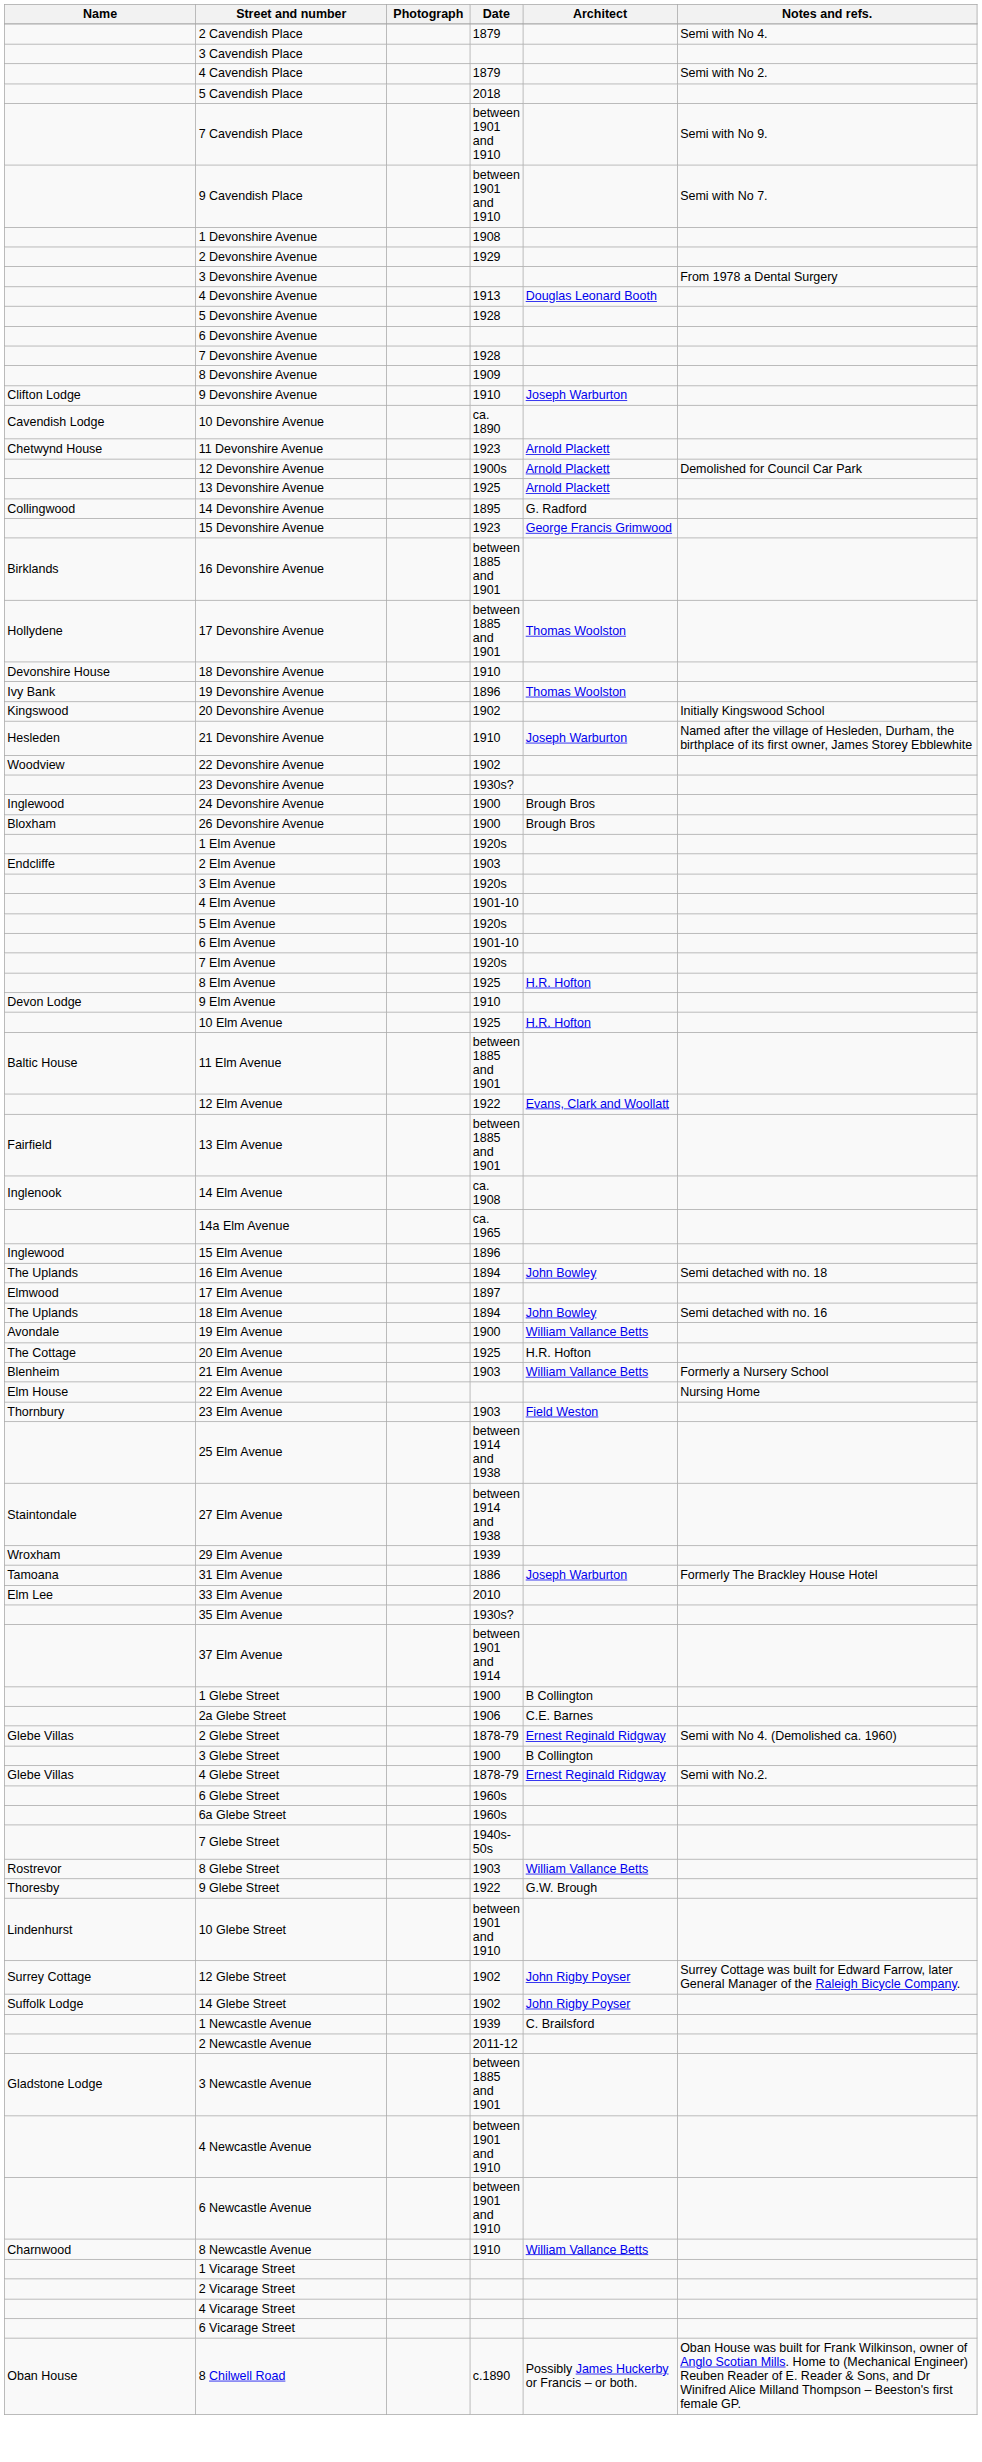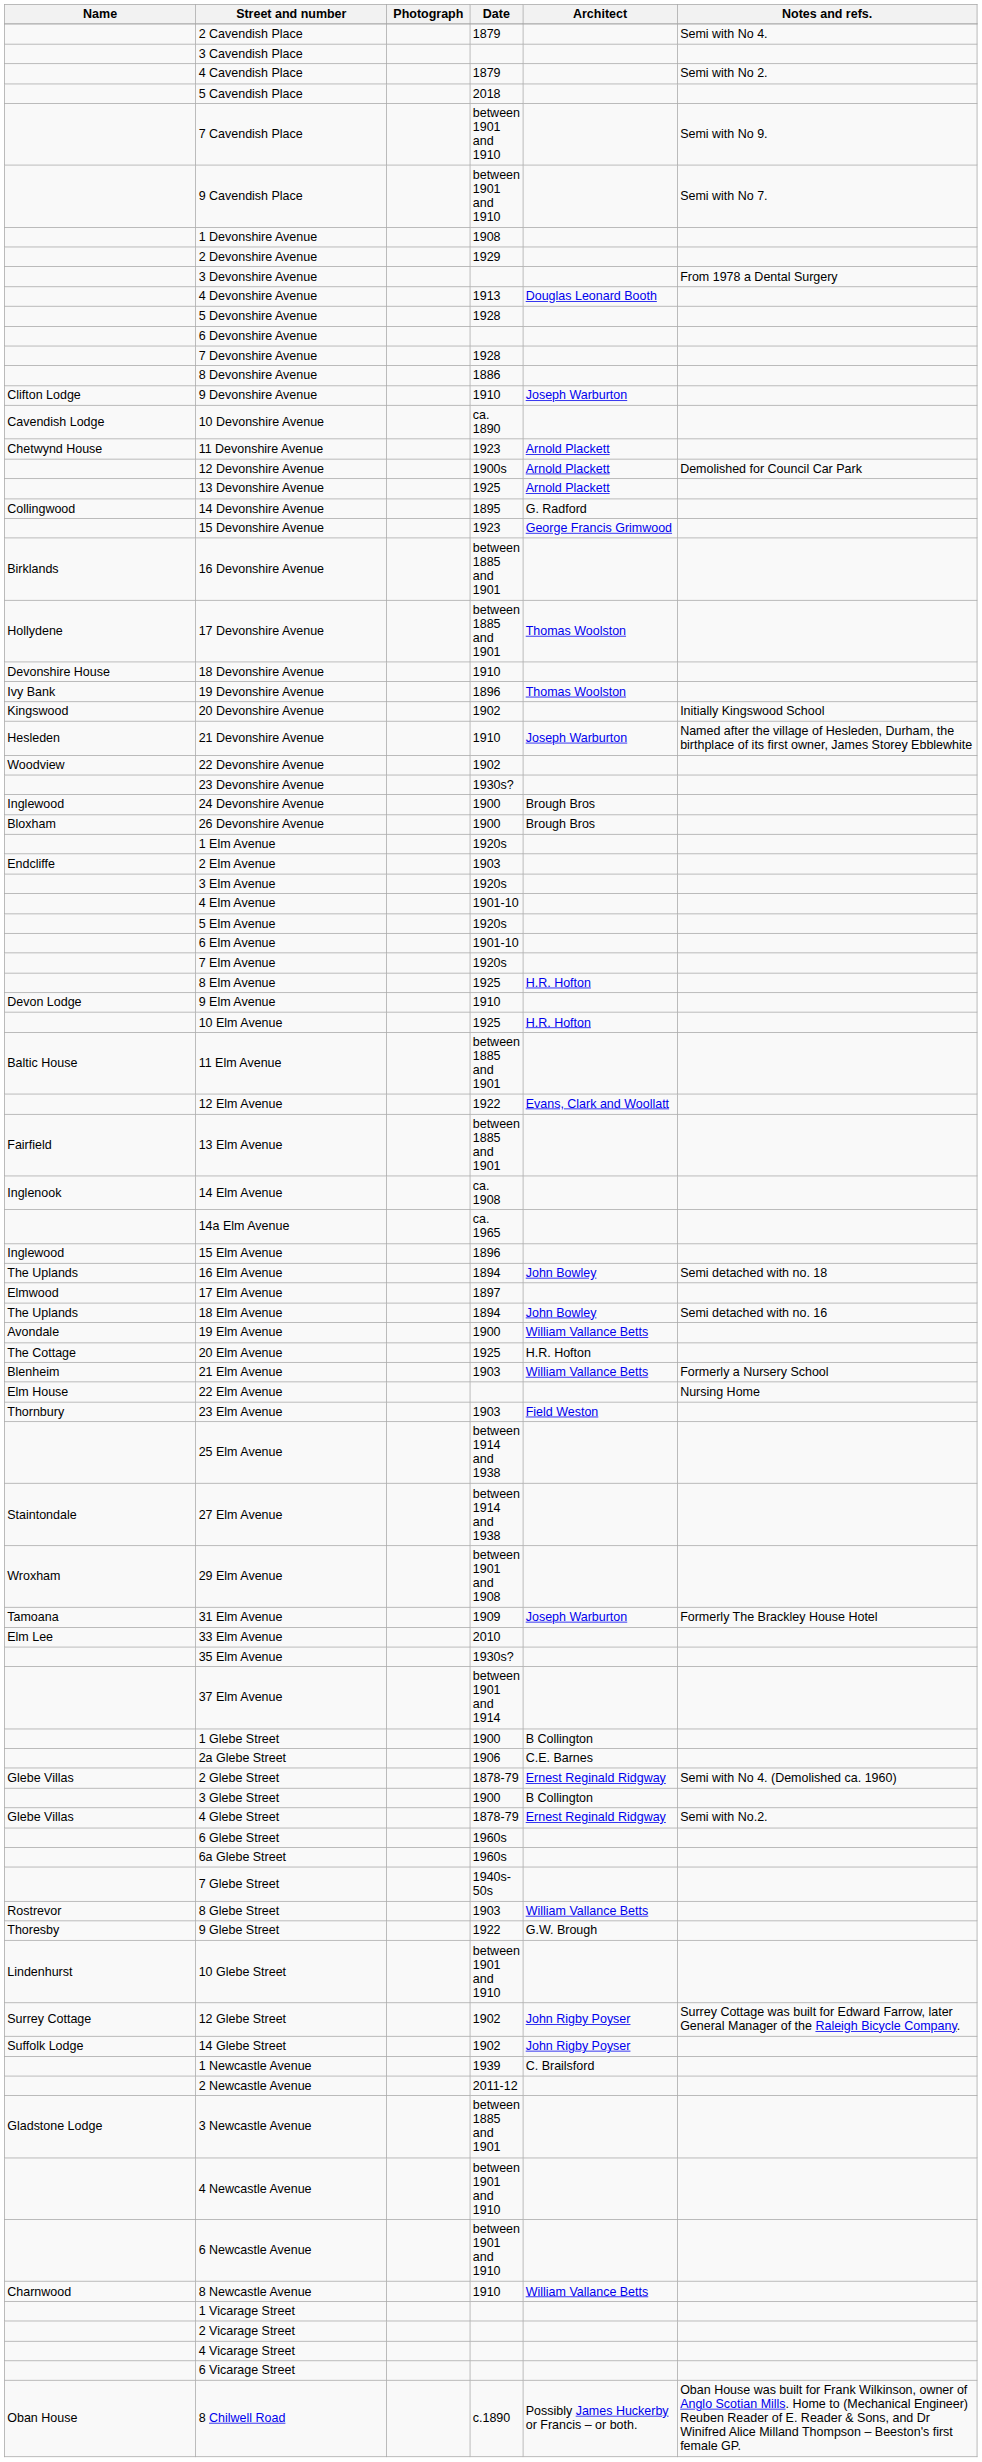(487, 375) 1909 -> (487, 375) 1886
(487, 1555) 1939 -> (496, 1576) between 1901 and 1908
(487, 1575) 1886 -> (487, 1617) 1909
